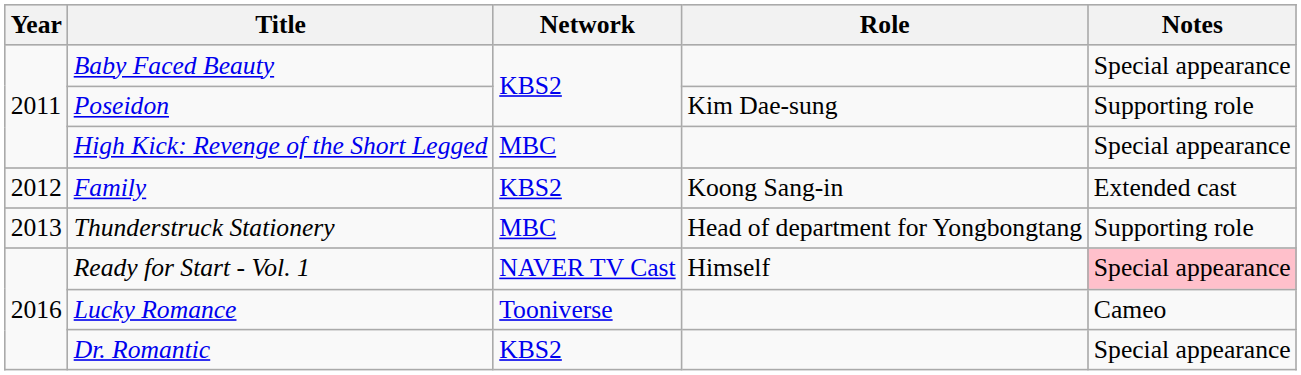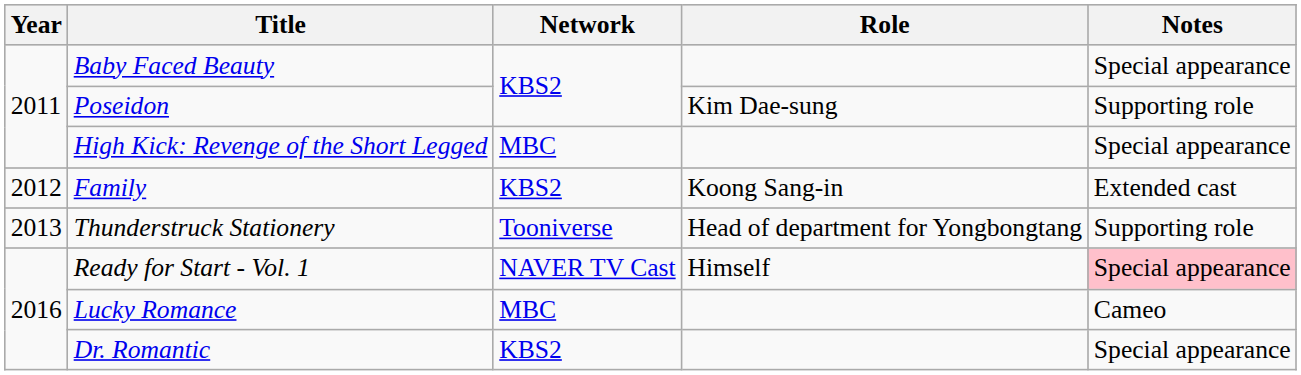(528, 227) MBC -> (556, 227) Tooniverse
(556, 308) Tooniverse -> (528, 308) MBC
